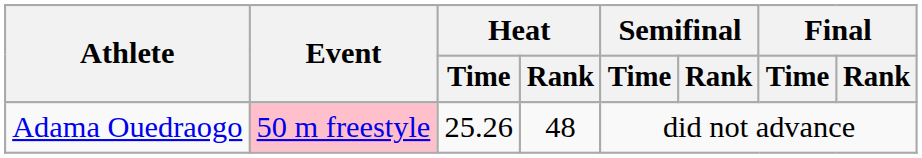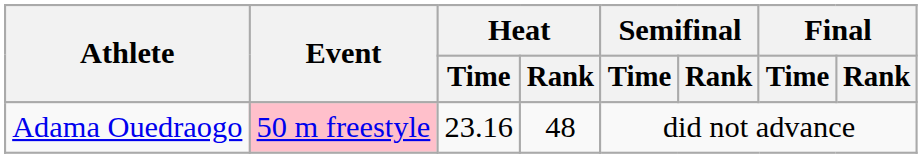(479, 127) 25.26 -> (479, 127) 23.16
